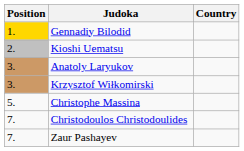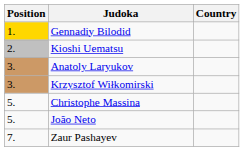+ row: (73, 119)
- row: (119, 119)
